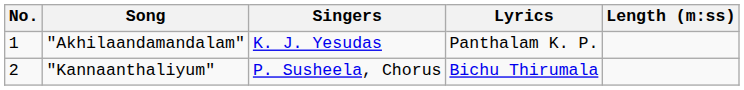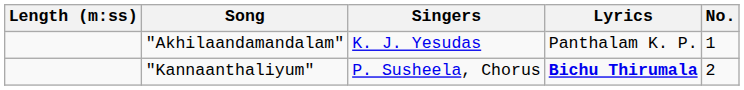columns swapped: (24, 18) <-> (671, 18)
(524, 72) normal -> (623, 72) bold
